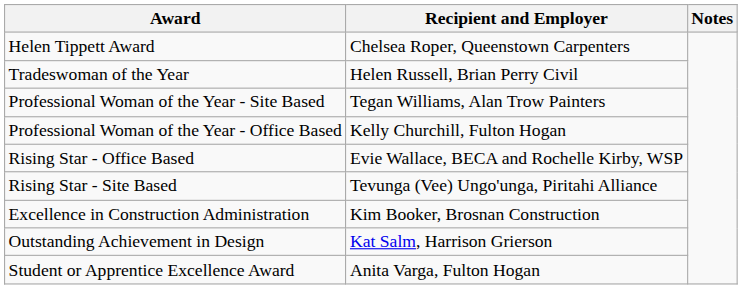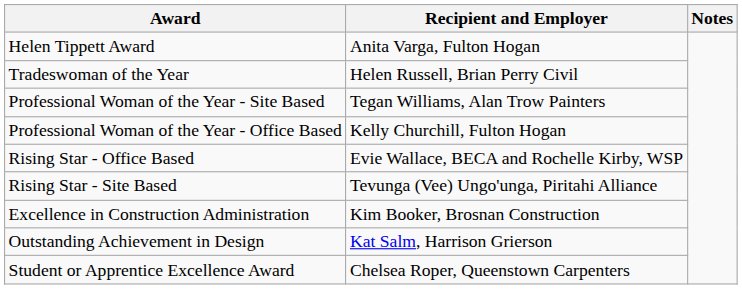(490, 46) Chelsea Roper, Queenstown Carpenters -> (445, 46) Anita Varga, Fulton Hogan
(445, 269) Anita Varga, Fulton Hogan -> (490, 269) Chelsea Roper, Queenstown Carpenters
